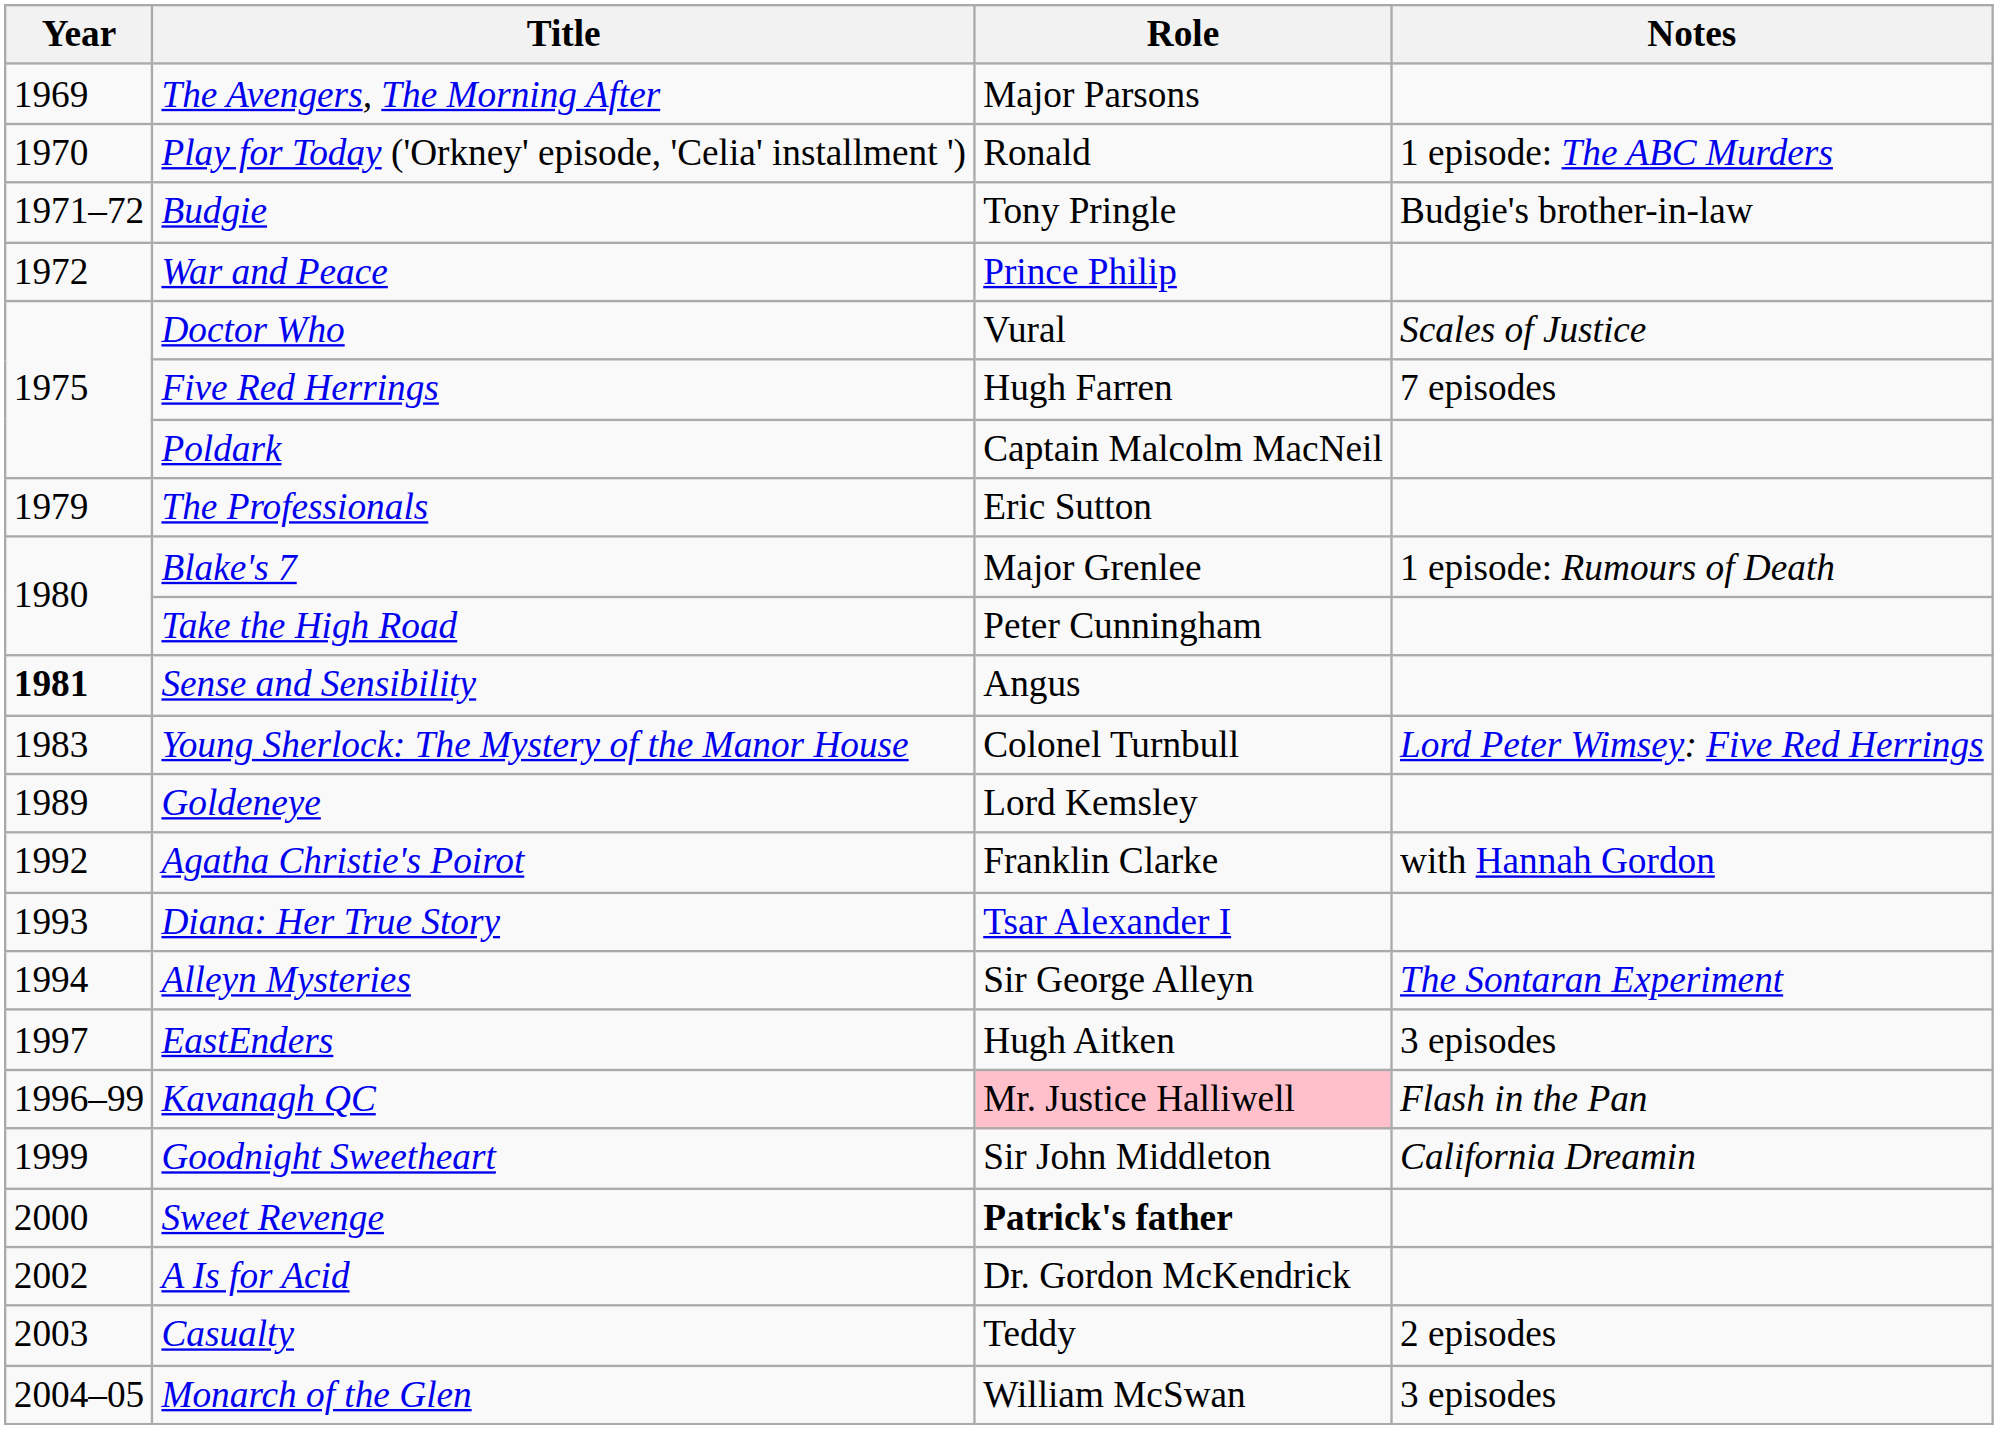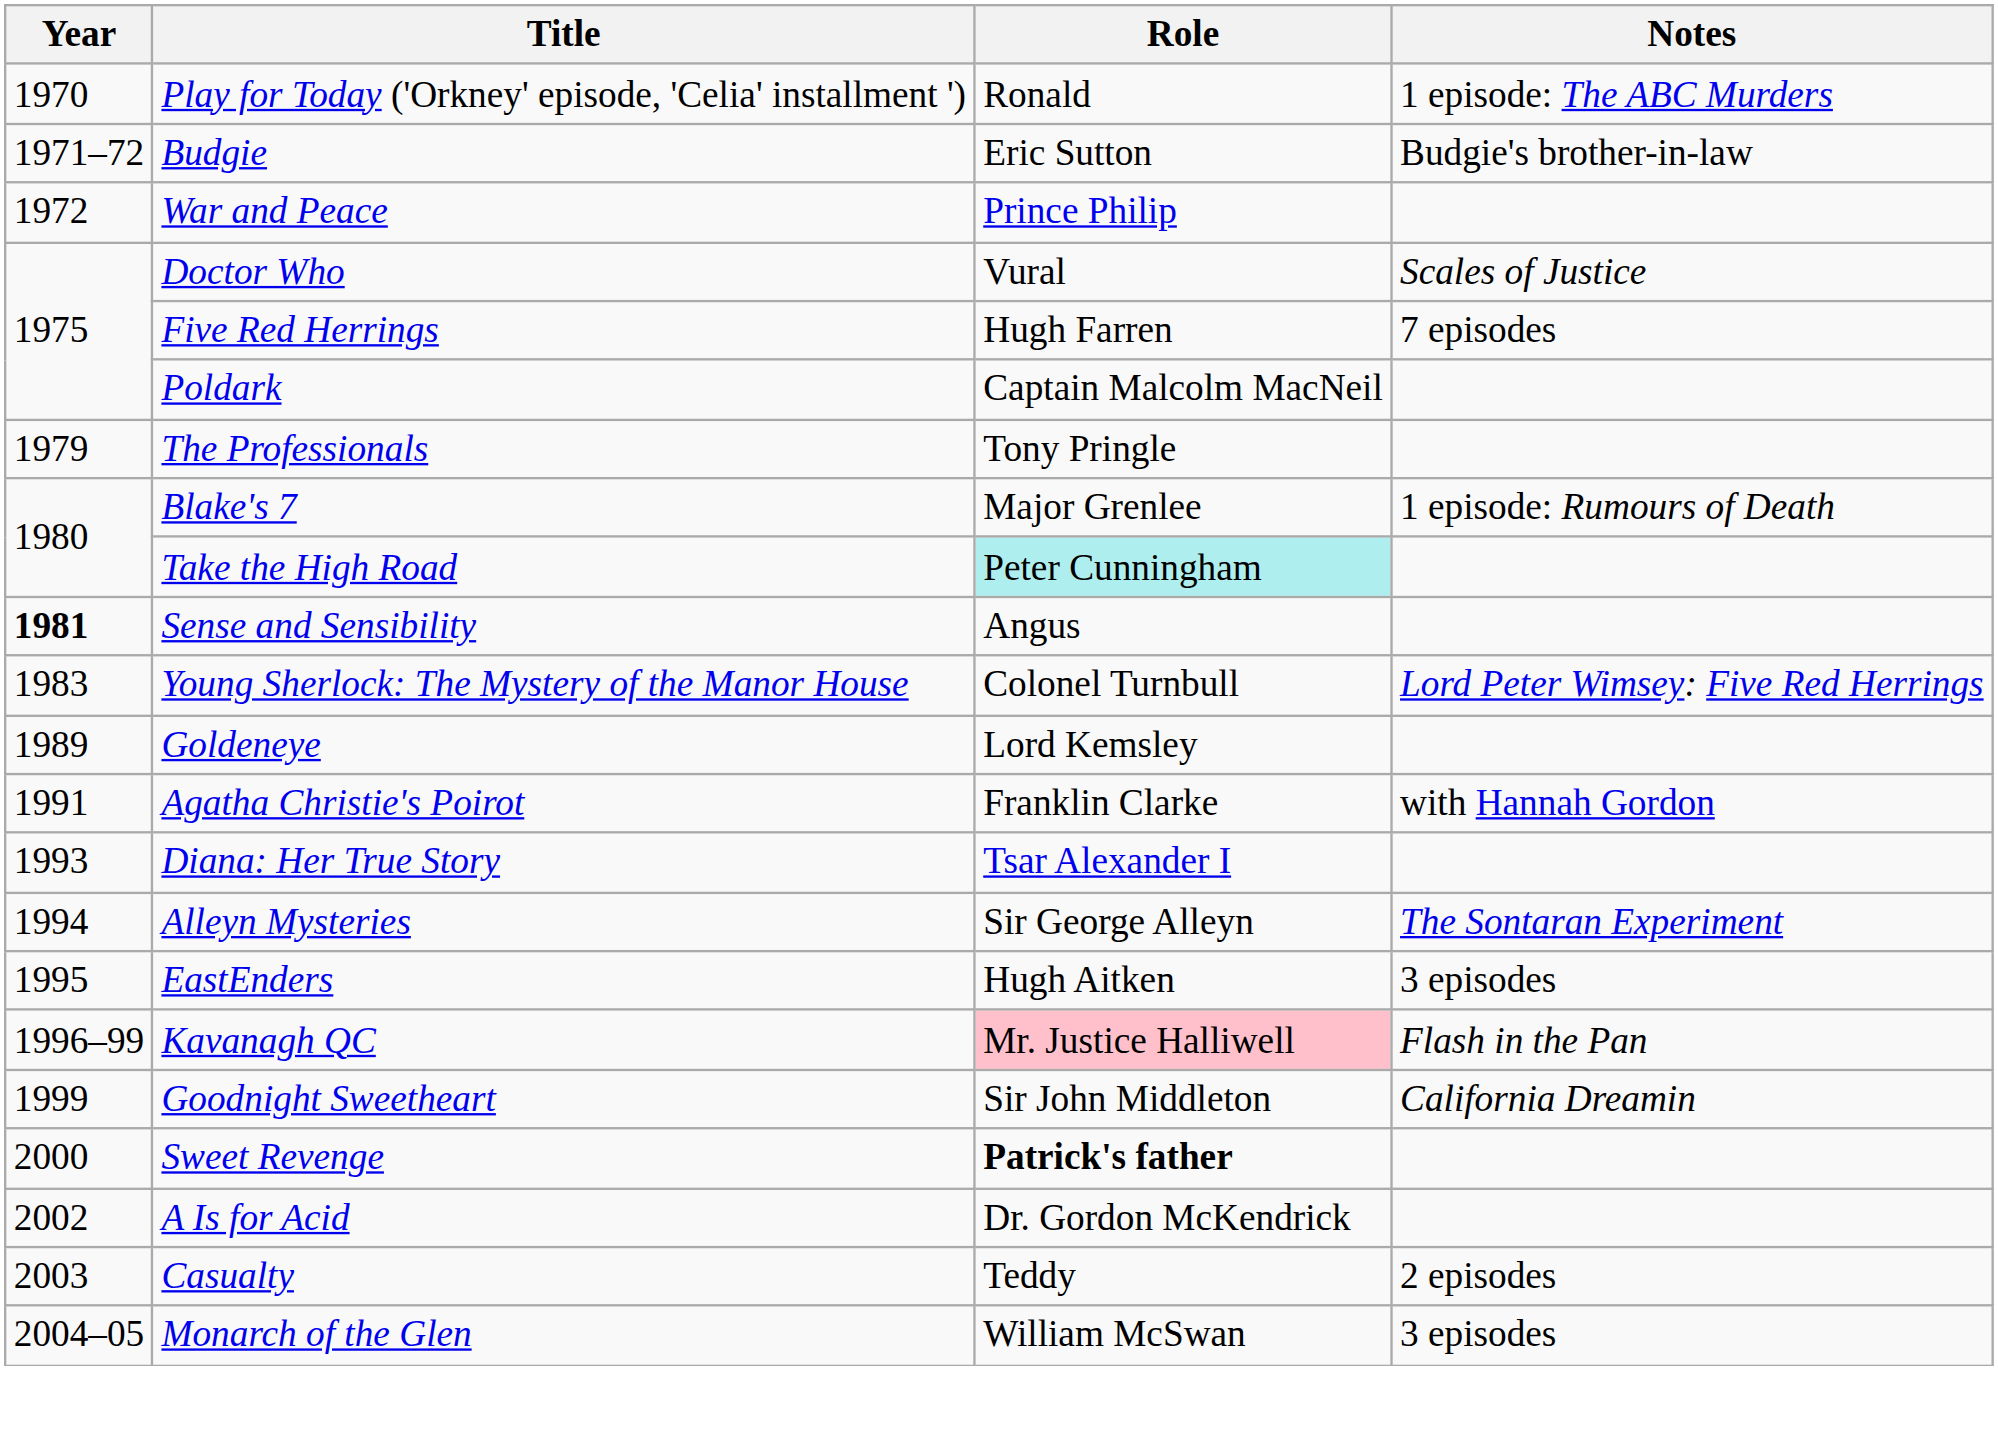- row: (411, 93)
(1080, 211) Tony Pringle -> (1068, 152) Eric Sutton
(1068, 507) Eric Sutton -> (1080, 447) Tony Pringle
(1122, 625) no background -> (1122, 566) paleturquoise background
(51, 861) 1992 -> (51, 802) 1991
(51, 1039) 1997 -> (51, 980) 1995
